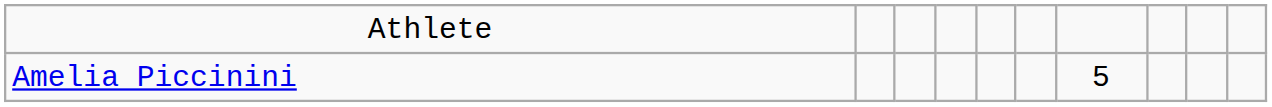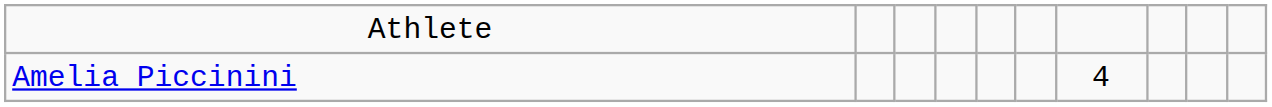(1101, 78) 5 -> (1101, 78) 4
